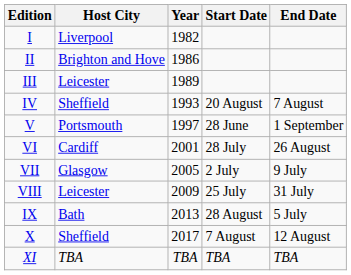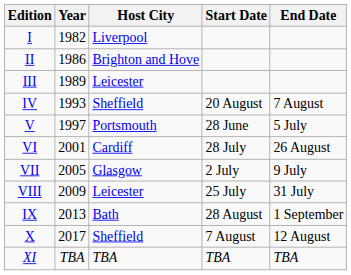columns swapped: (185, 15) <-> (112, 15)
(308, 125) 1 September -> (290, 125) 5 July
(290, 214) 5 July -> (308, 214) 1 September
